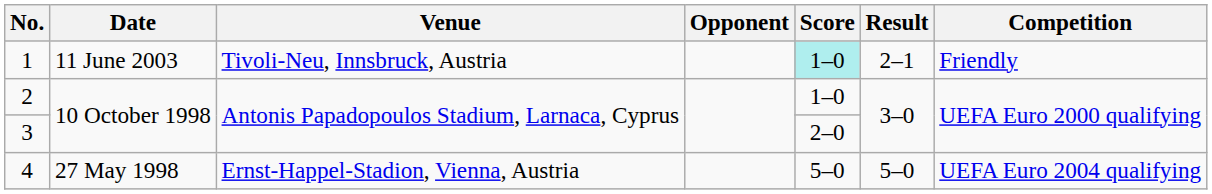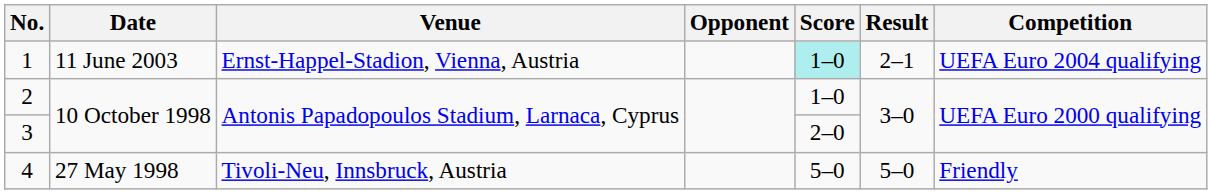(364, 59) Tivoli-Neu, Innsbruck, Austria -> (400, 59) Ernst-Happel-Stadion, Vienna, Austria
(979, 59) Friendly -> (1070, 59) UEFA Euro 2004 qualifying
(400, 170) Ernst-Happel-Stadion, Vienna, Austria -> (364, 170) Tivoli-Neu, Innsbruck, Austria
(1070, 170) UEFA Euro 2004 qualifying -> (979, 170) Friendly
